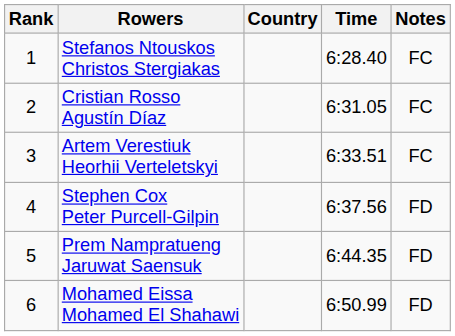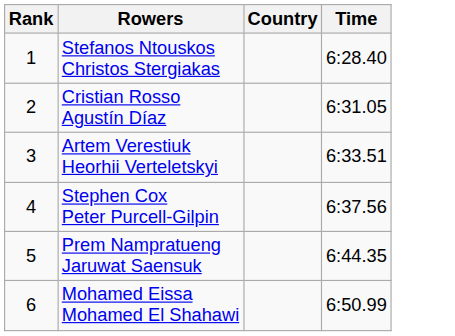- column: (421, 18)
